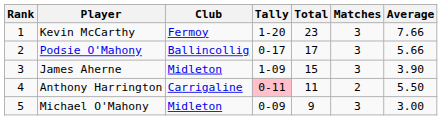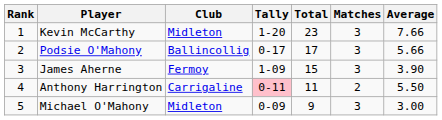(188, 32) Fermoy -> (195, 32) Midleton
(195, 69) Midleton -> (188, 69) Fermoy
